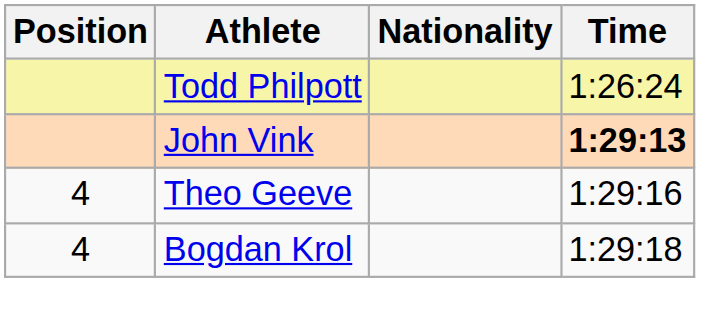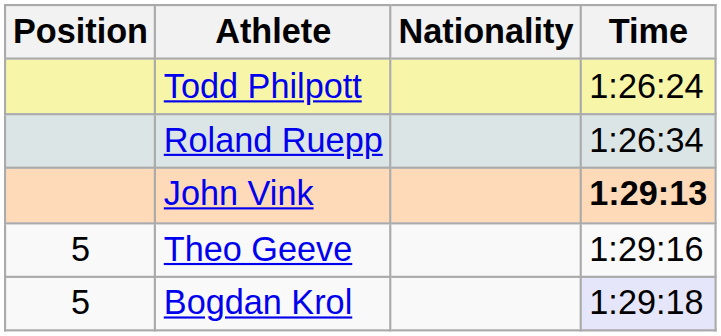+ row: (273, 140)
(80, 194) 4 -> (80, 248) 5
(80, 248) 4 -> (80, 303) 5
(626, 248) no background -> (646, 303) lavender background
